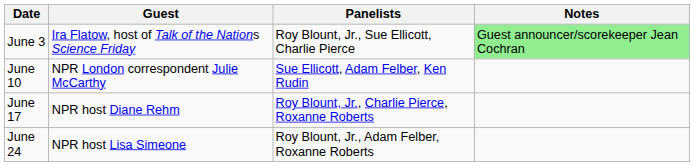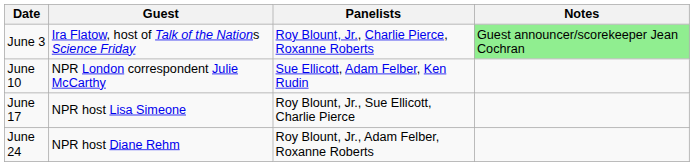(354, 41) Roy Blount, Jr., Sue Ellicott, Charlie Pierce -> (362, 41) Roy Blount, Jr., Charlie Pierce, Roxanne Roberts
(116, 110) NPR host Diane Rehm -> (119, 110) NPR host Lisa Simeone
(362, 110) Roy Blount, Jr., Charlie Pierce, Roxanne Roberts -> (354, 110) Roy Blount, Jr., Sue Ellicott, Charlie Pierce
(119, 144) NPR host Lisa Simeone -> (116, 144) NPR host Diane Rehm
